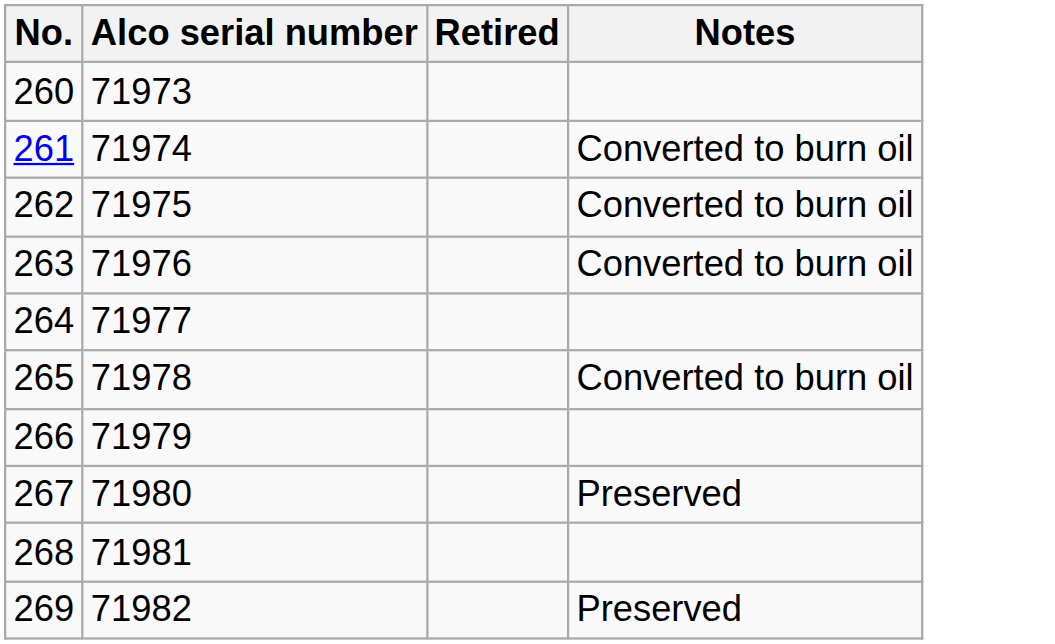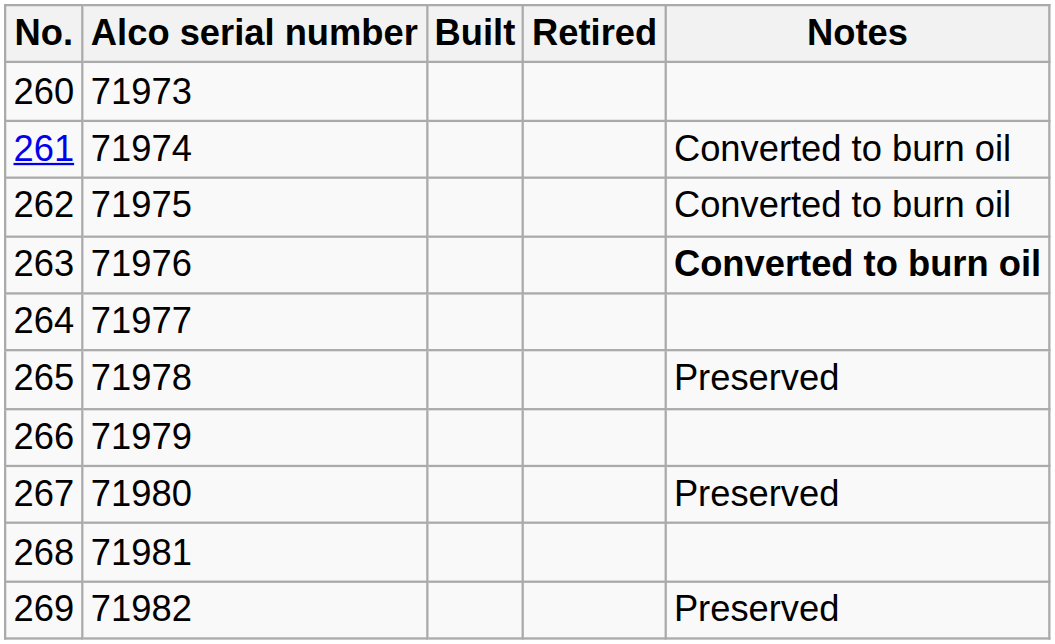+ column: (475, 33)
(745, 263) normal -> (858, 263) bold
(745, 378) Converted to burn oil -> (757, 378) Preserved
